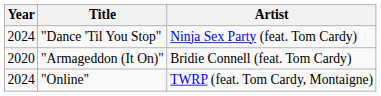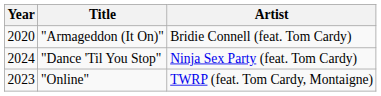rows swapped: (102, 58) <-> (101, 36)
(21, 79) 2024 -> (21, 79) 2023
